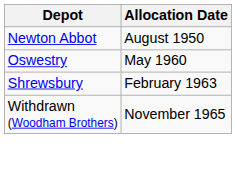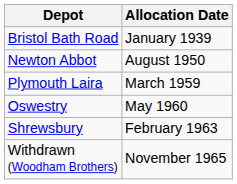+ row: (63, 38)
+ row: (55, 83)
